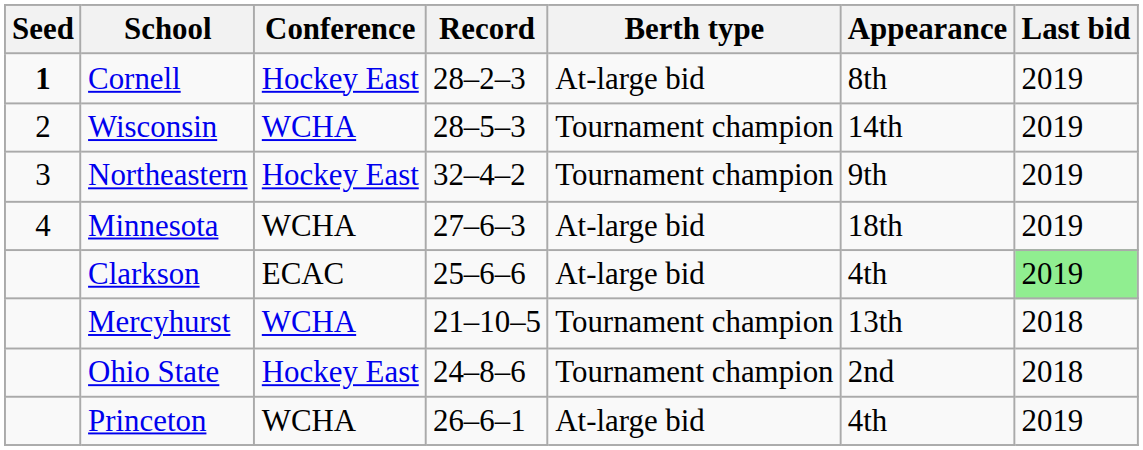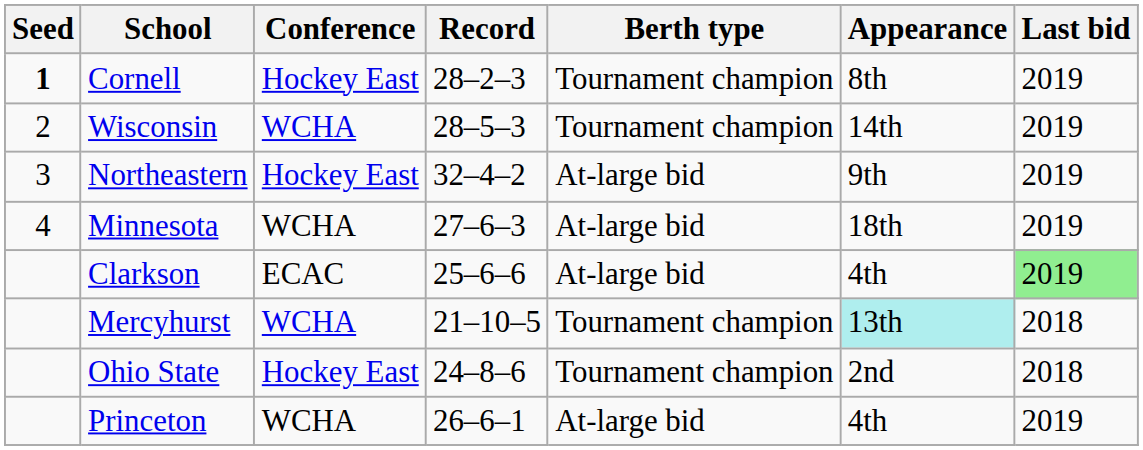(630, 77) At-large bid -> (694, 77) Tournament champion
(694, 175) Tournament champion -> (630, 175) At-large bid
(875, 322) no background -> (875, 322) paleturquoise background
